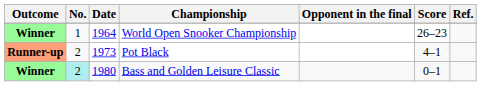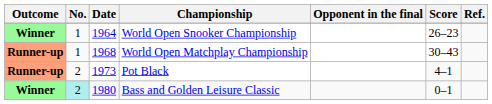+ row: (215, 52)
